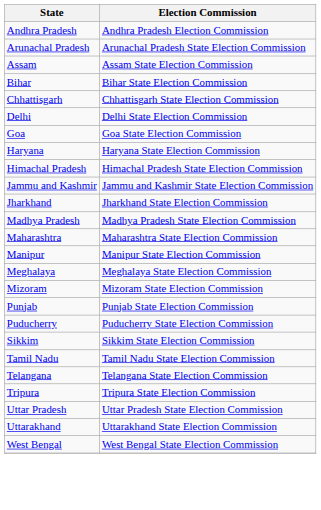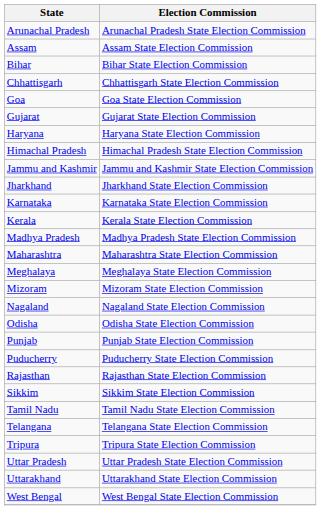- row: (42, 30)
- row: (19, 116)
+ row: (23, 116)
+ row: (29, 202)
+ row: (21, 220)
- row: (26, 254)
+ row: (28, 306)
+ row: (22, 323)
+ row: (28, 375)
